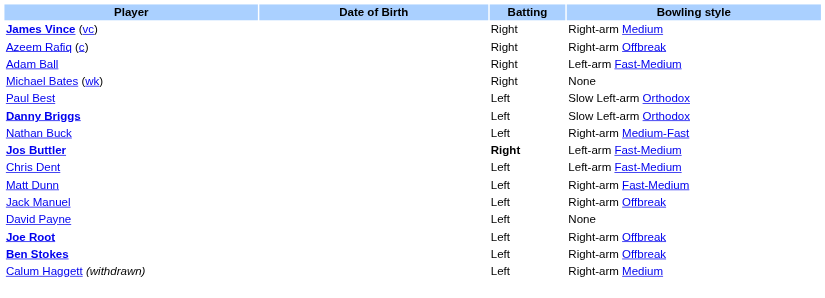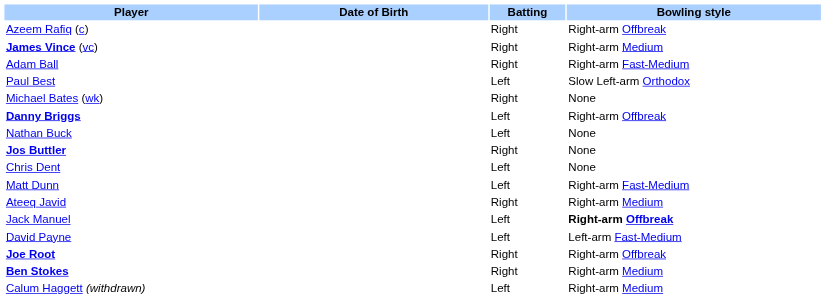rows swapped: (47, 47) <-> (52, 29)
(625, 64) Left-arm Fast-Medium -> (629, 64) Right-arm Fast-Medium
rows swapped: (55, 81) <-> (31, 98)
(629, 116) Slow Left-arm Orthodox -> (617, 116) Right-arm Offbreak
(629, 133) Right-arm Medium-Fast -> (582, 133) None
(506, 150) bold -> (504, 150) normal
(625, 150) Left-arm Fast-Medium -> (582, 150) None
(625, 168) Left-arm Fast-Medium -> (582, 168) None
+ row: (36, 202)
(617, 202) normal -> (621, 219) bold
(582, 219) None -> (625, 237) Left-arm Fast-Medium
(500, 237) Left -> (504, 254) Right
(500, 254) Left -> (504, 271) Right
(617, 254) Right-arm Offbreak -> (616, 271) Right-arm Medium
